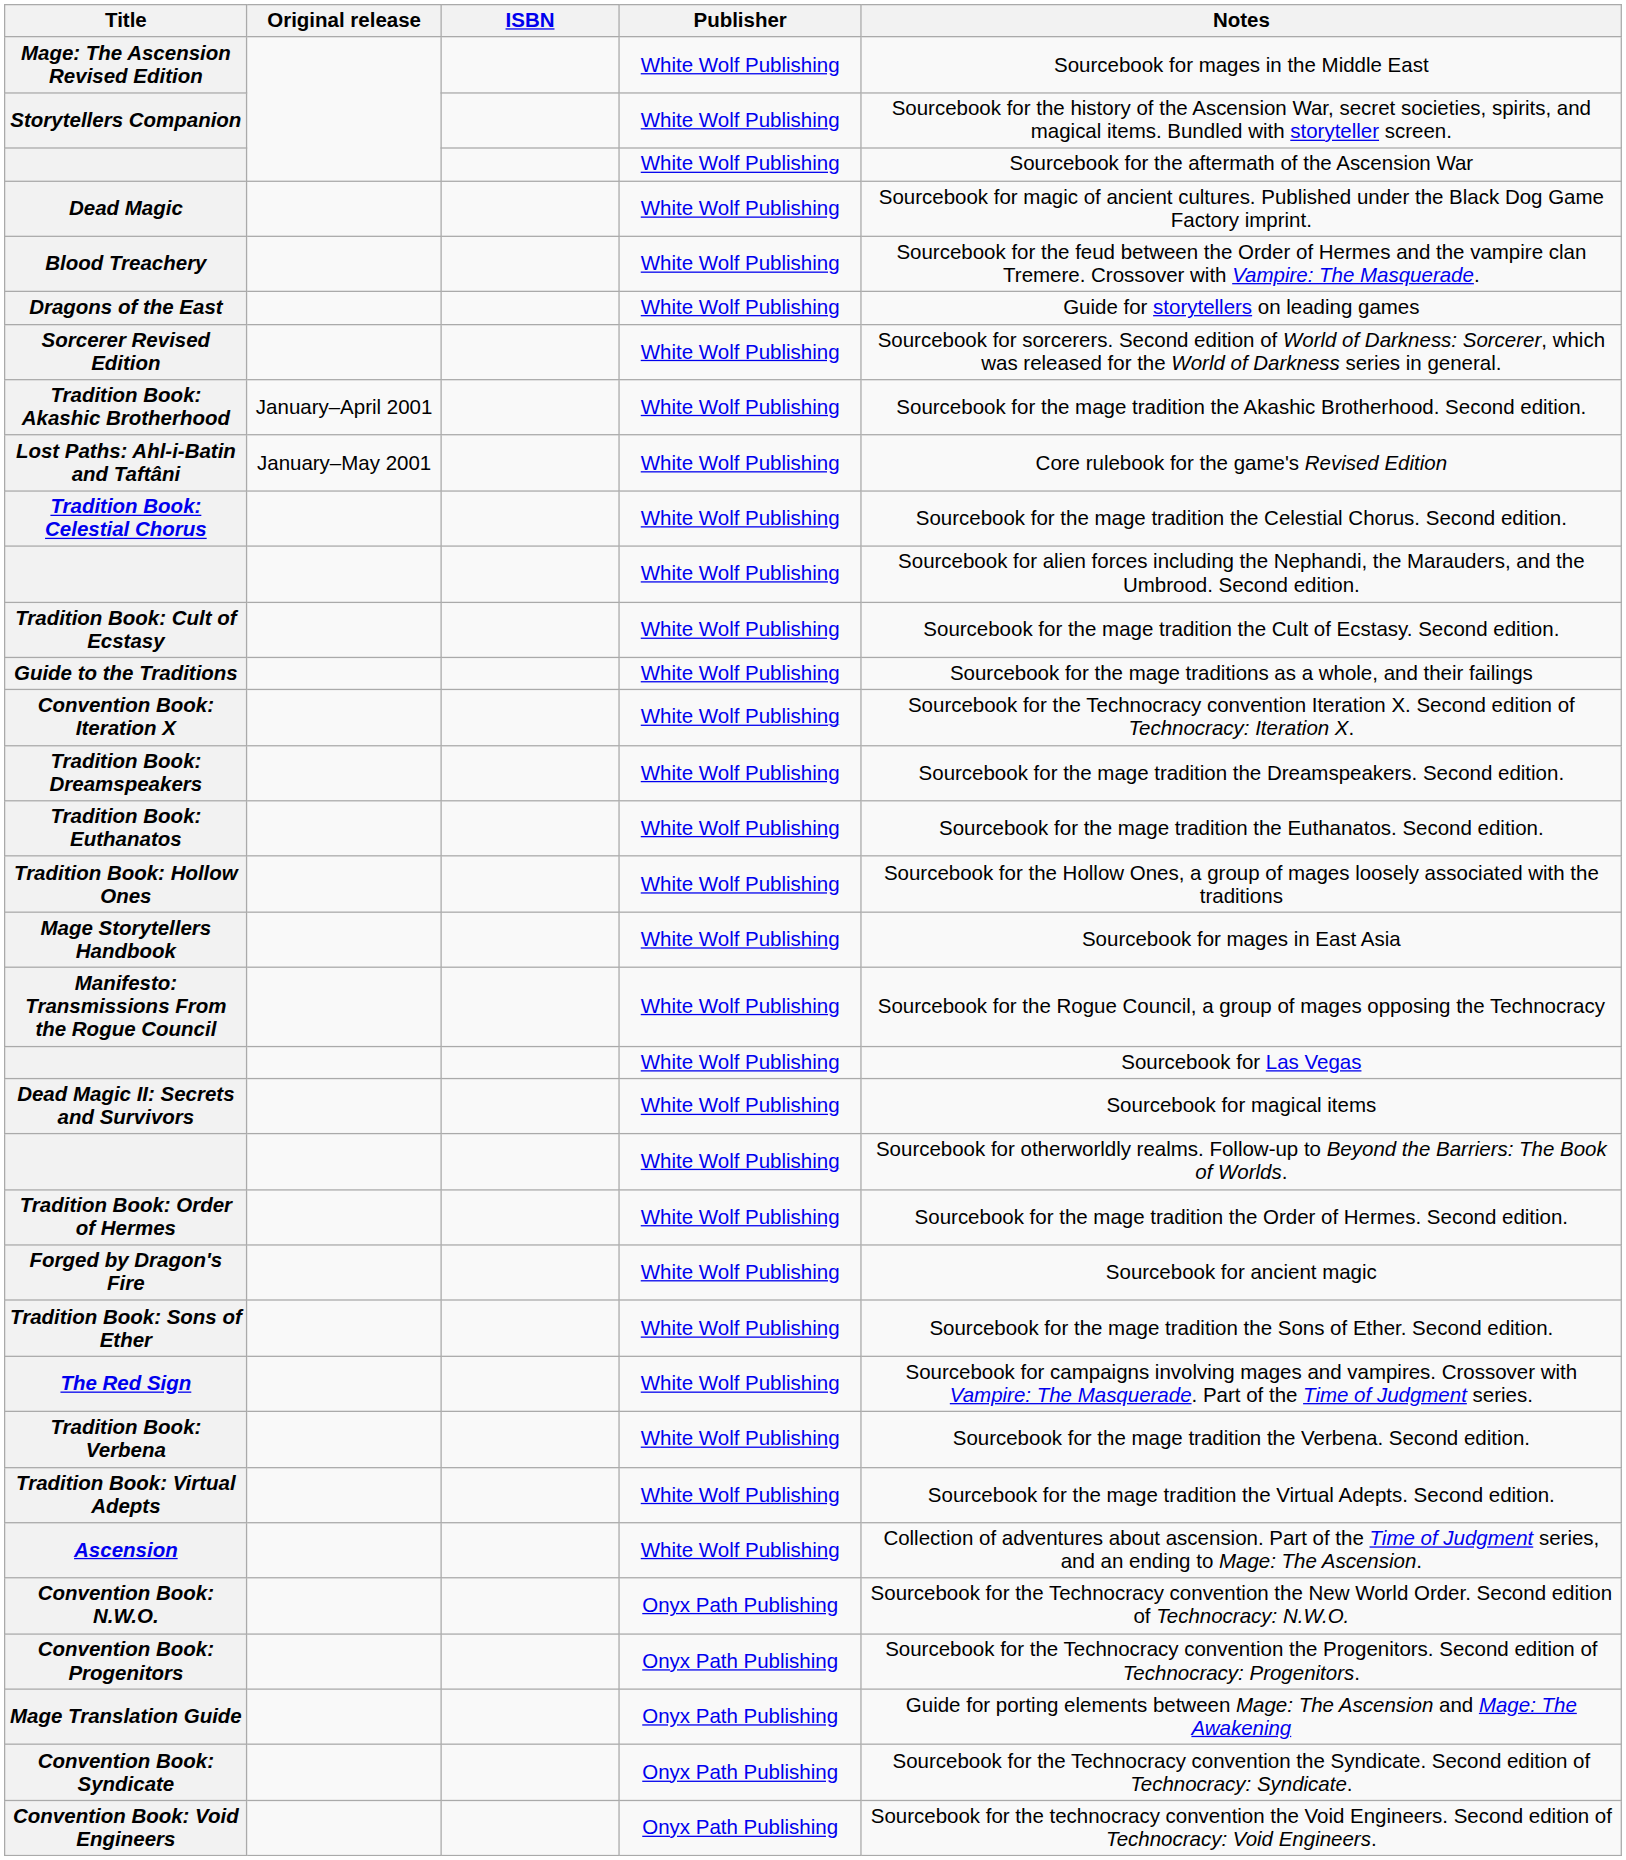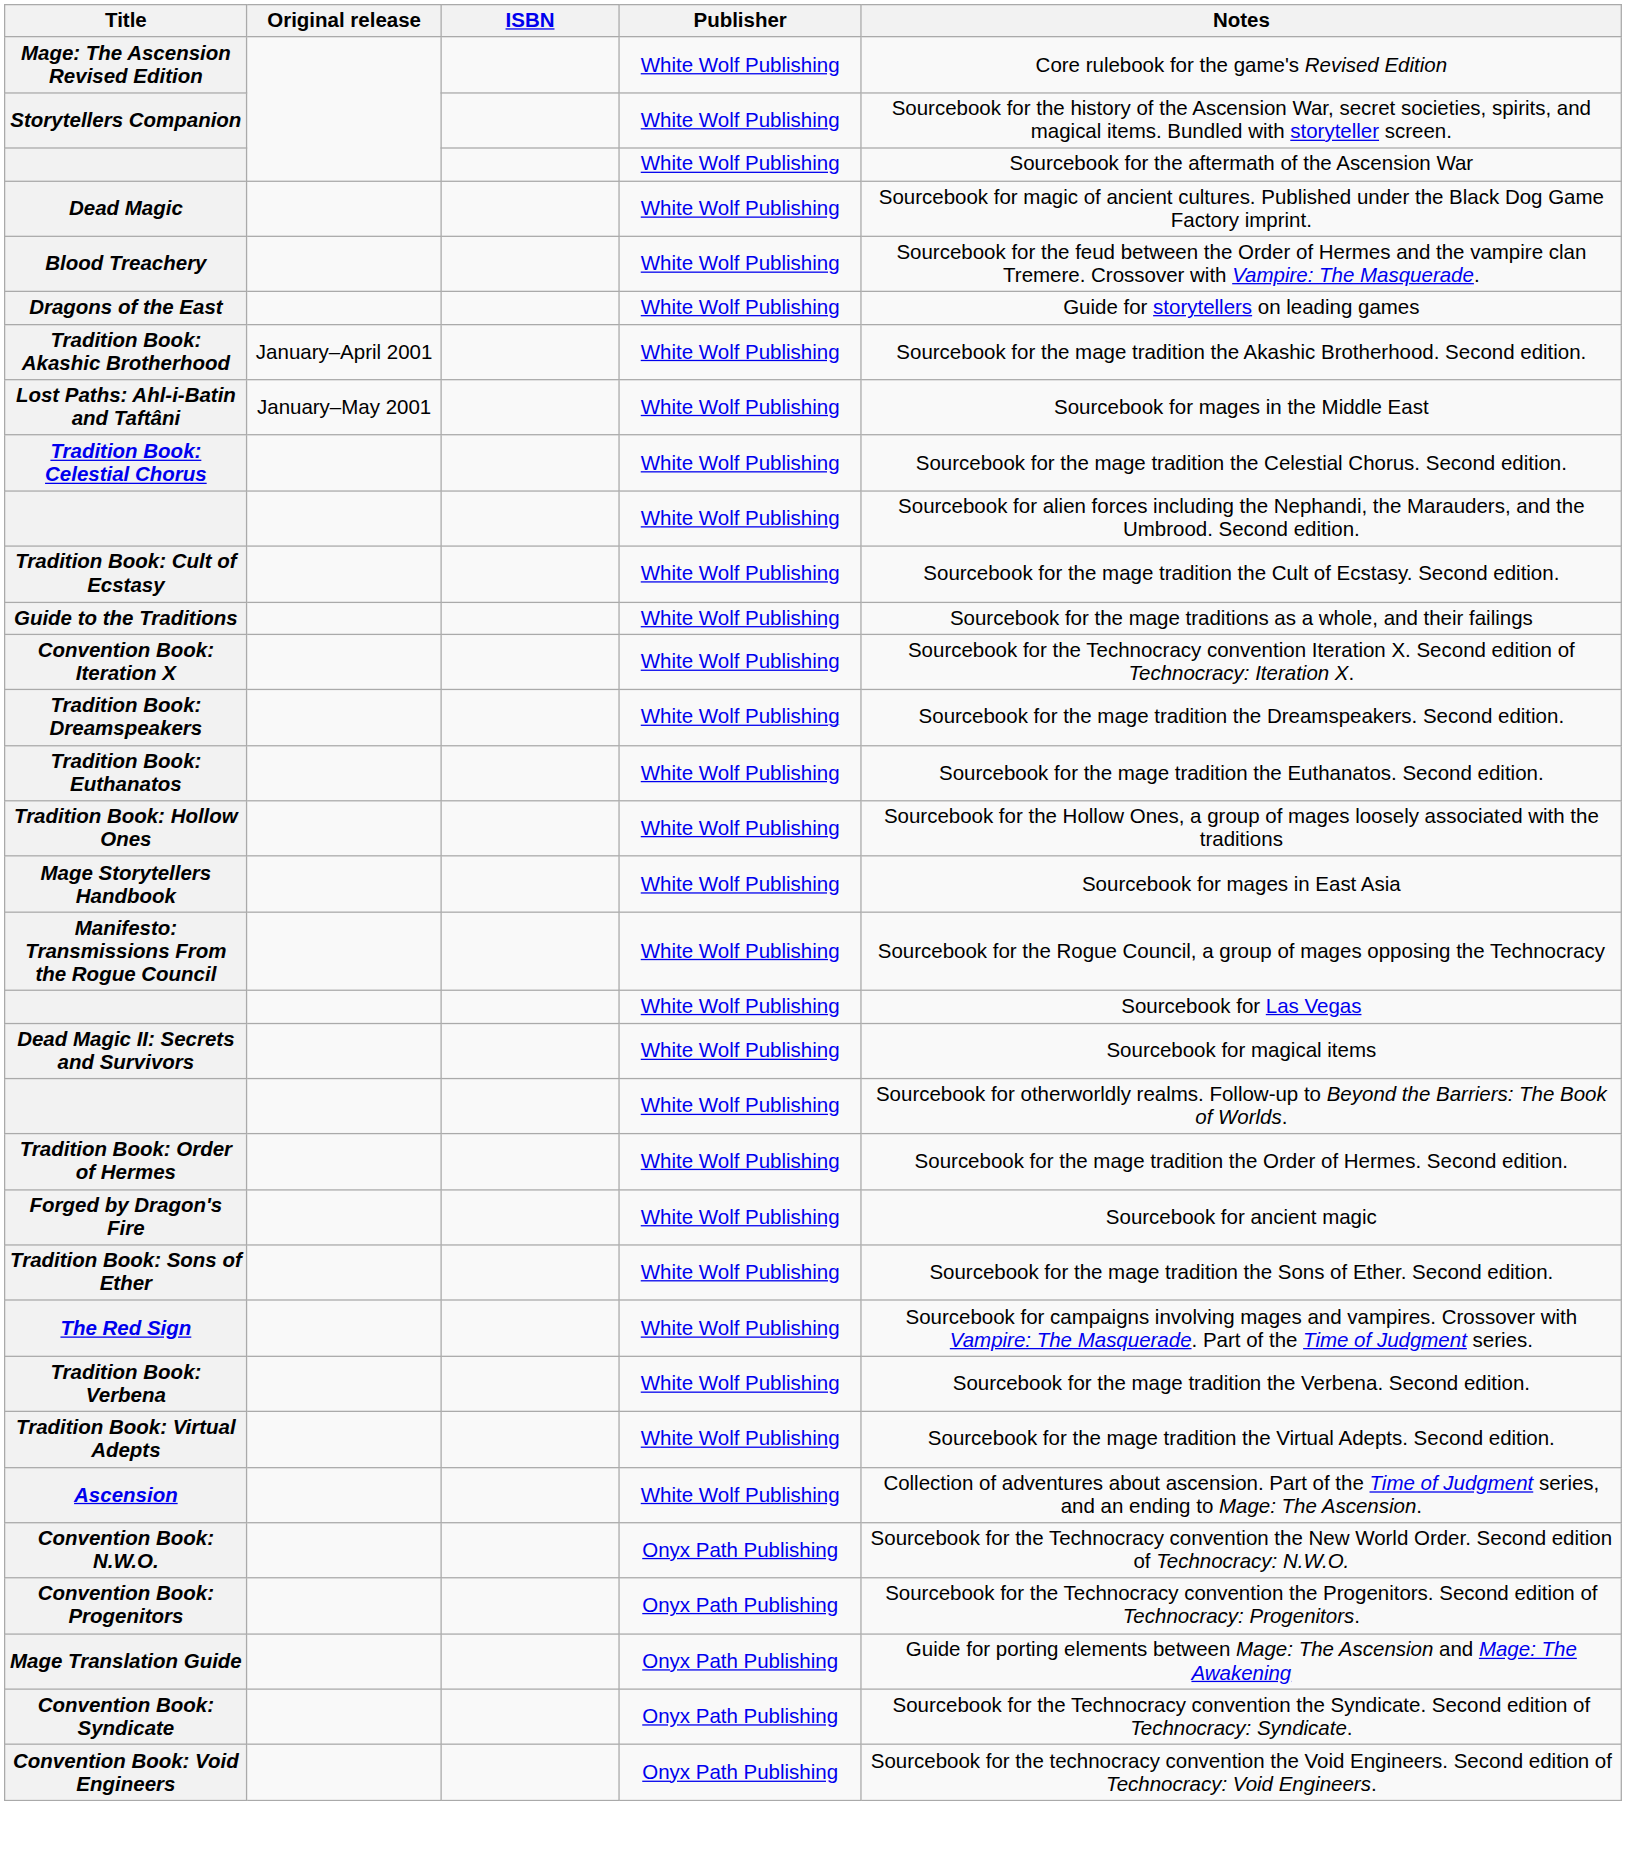(1241, 64) Sourcebook for mages in the Middle East -> (1241, 64) Core rulebook for the game's Revised Edition
- row: (126, 351)
(1241, 462) Core rulebook for the game's Revised Edition -> (1241, 407) Sourcebook for mages in the Middle East
